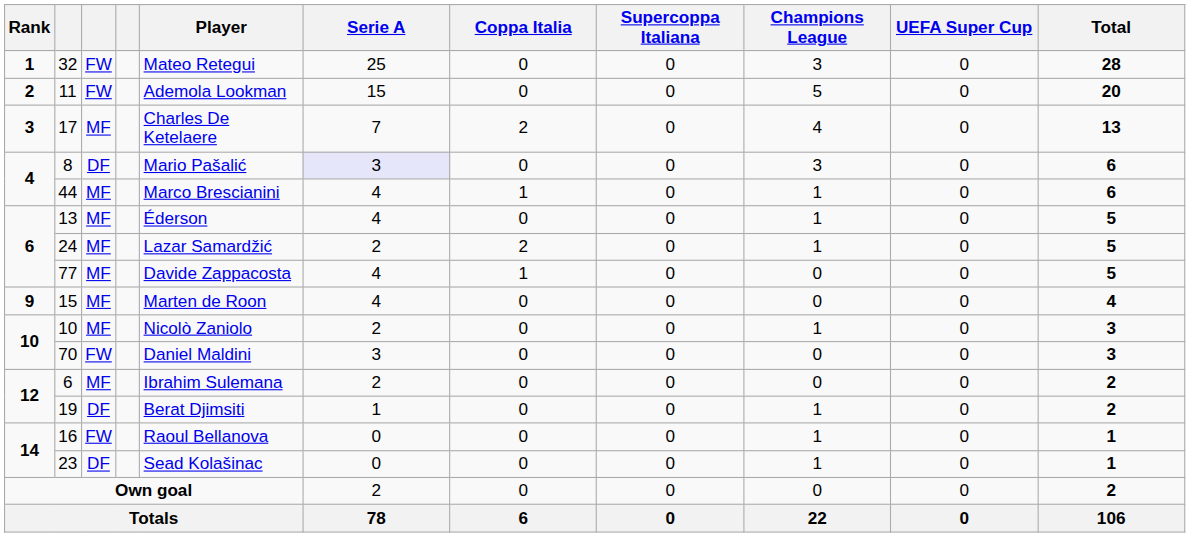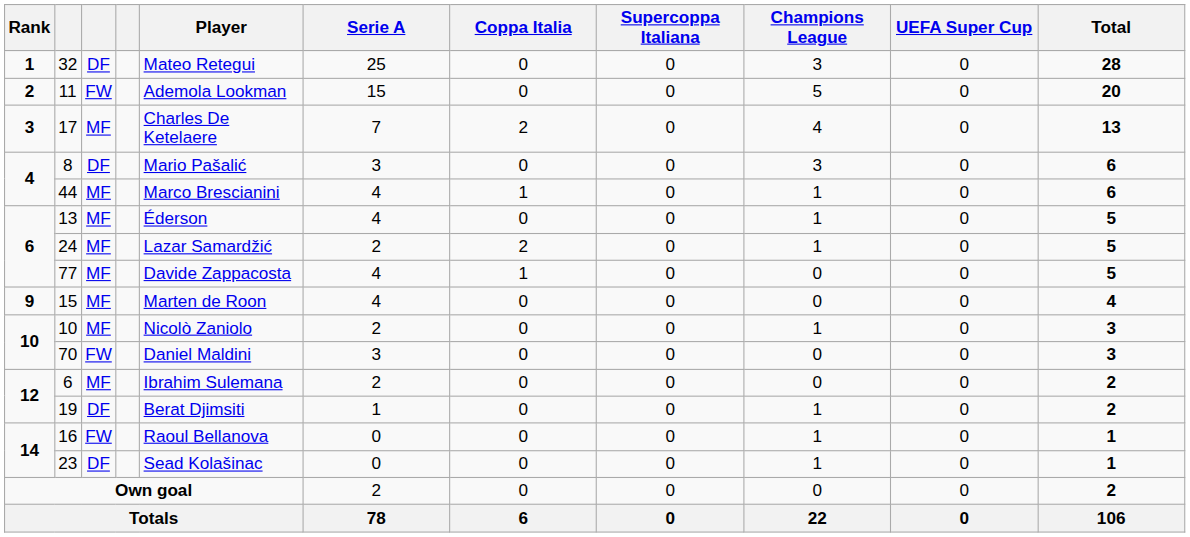(98, 64) FW -> (98, 64) DF
(376, 165) lavender background -> (376, 165) no background
